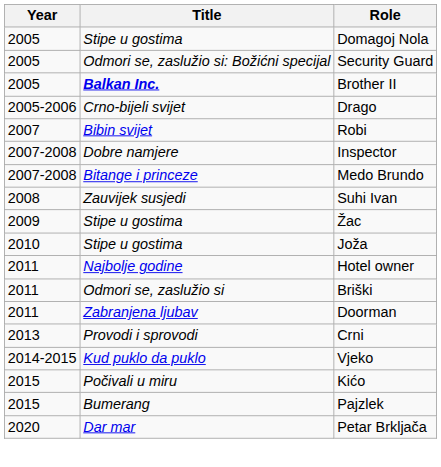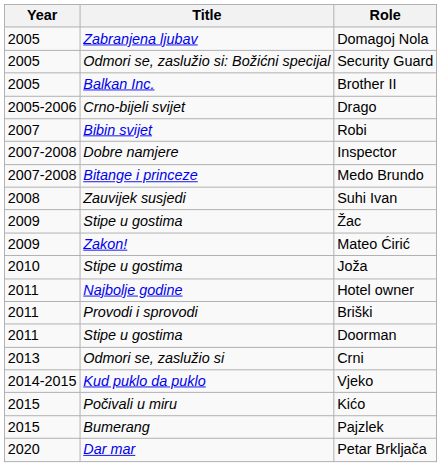(133, 38) Stipe u gostima -> (141, 38) Zabranjena ljubav
(121, 84) bold -> (119, 84) normal
+ row: (374, 244)
(154, 289) Odmori se, zaslužio si -> (140, 312) Provodi i sprovodi
(141, 312) Zabranjena ljubav -> (133, 335) Stipe u gostima
(140, 335) Provodi i sprovodi -> (154, 358) Odmori se, zaslužio si
